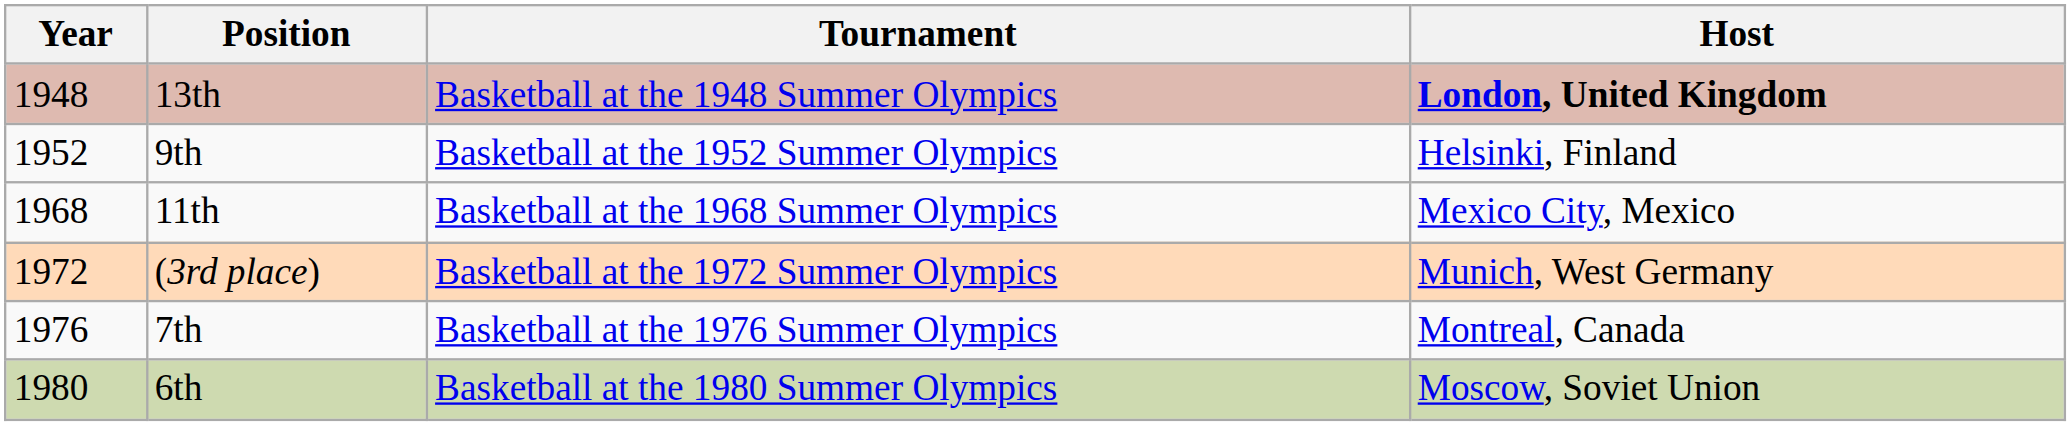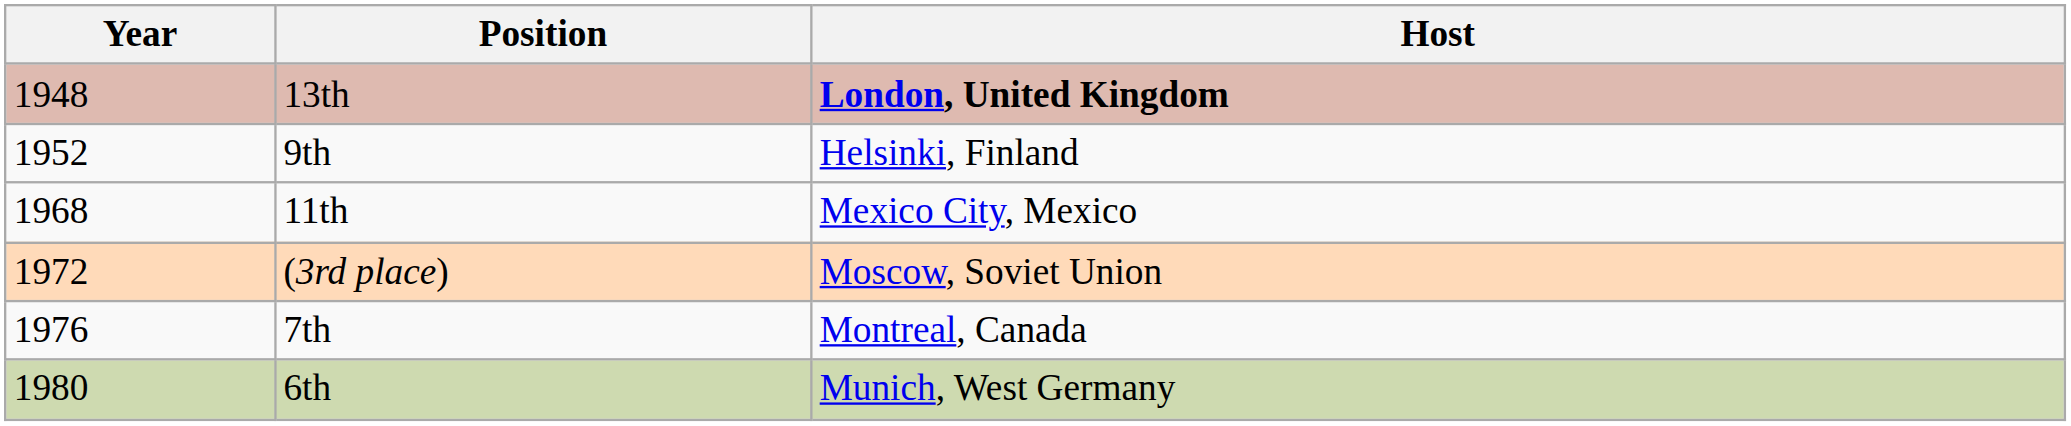- column: (918, 34)
(1596, 270) Munich, West Germany -> (991, 270) Moscow, Soviet Union
(1589, 388) Moscow, Soviet Union -> (997, 388) Munich, West Germany
